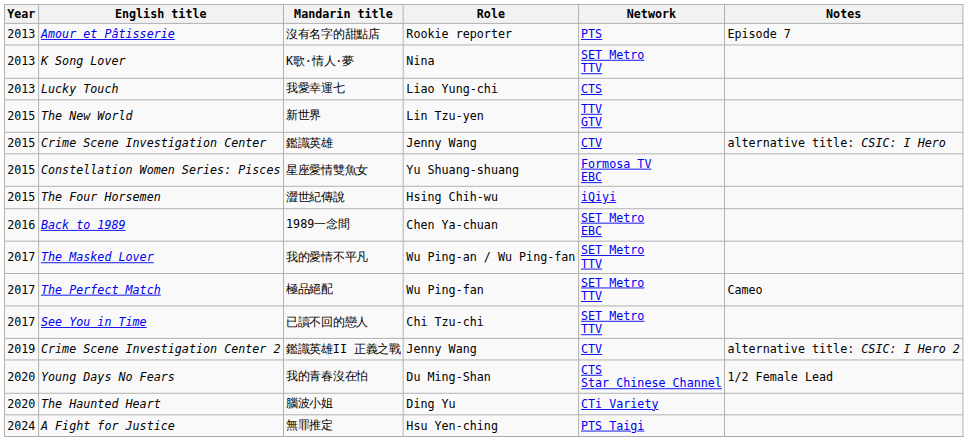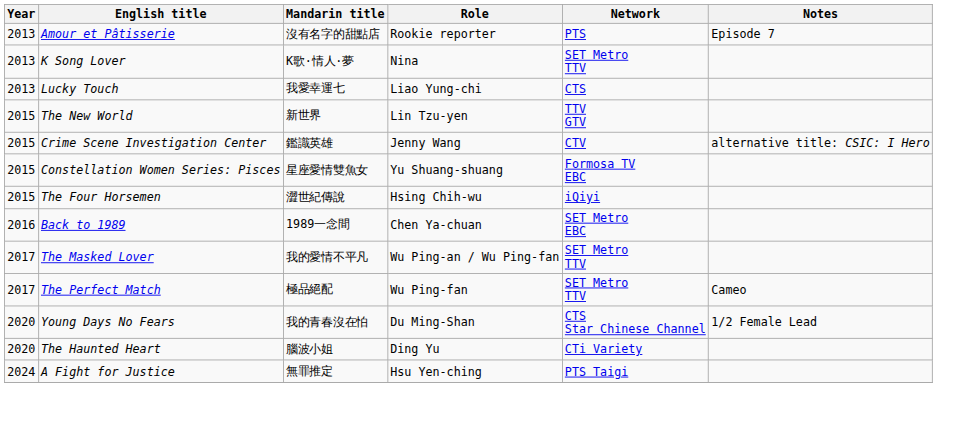- row: (94, 322)
- row: (161, 349)
